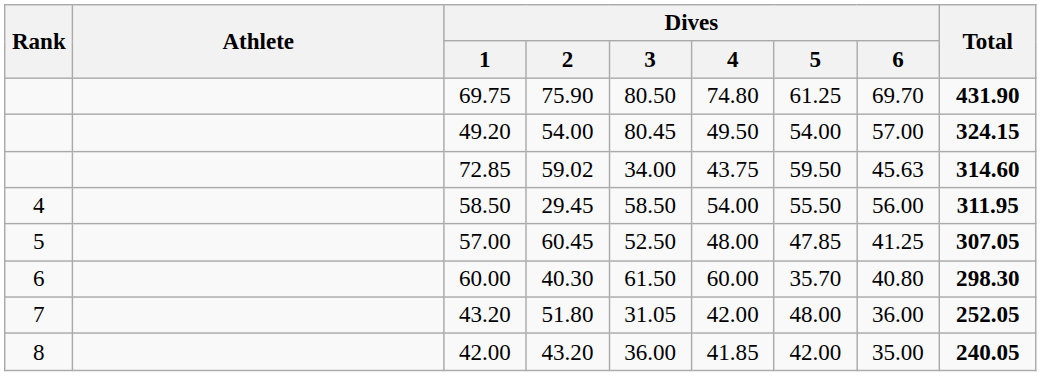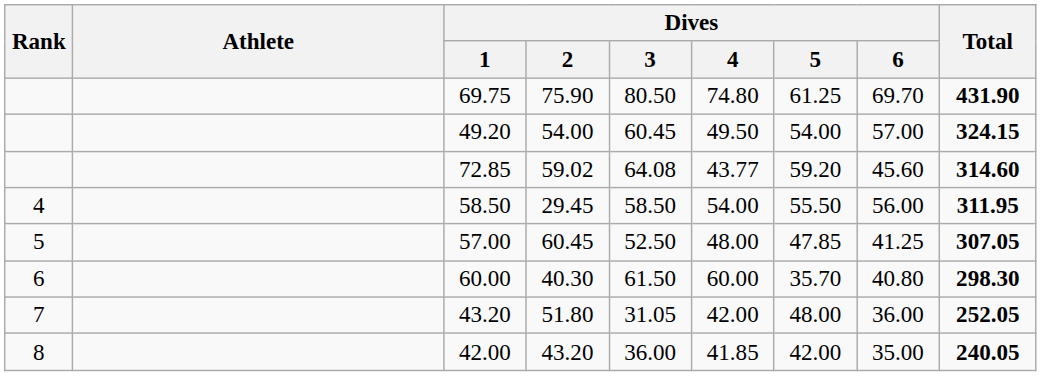(650, 132) 80.45 -> (650, 132) 60.45
(650, 168) 34.00 -> (650, 168) 64.08
(733, 168) 43.75 -> (733, 168) 43.77
(815, 168) 59.50 -> (815, 168) 59.20
(898, 168) 45.63 -> (898, 168) 45.60
